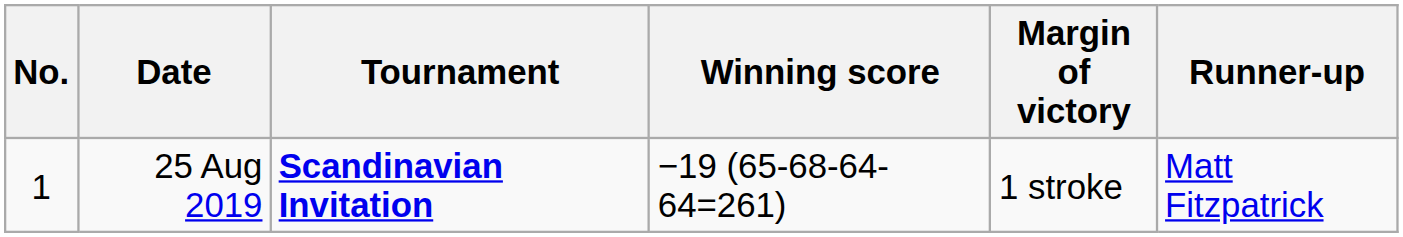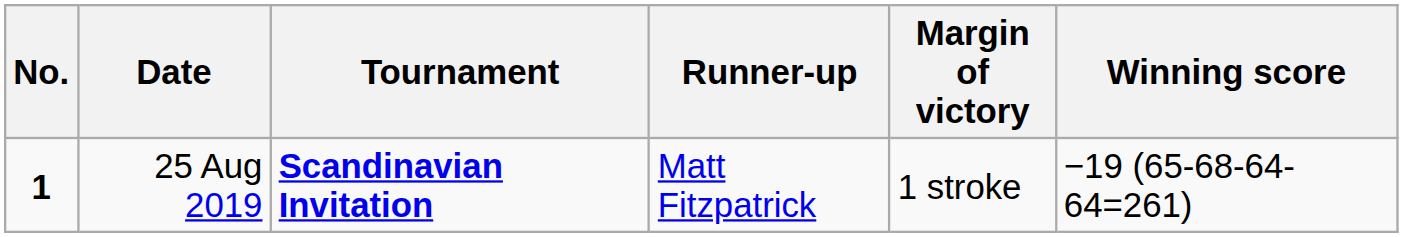columns swapped: (820, 72) <-> (1277, 72)
(41, 185) normal -> (41, 185) bold
